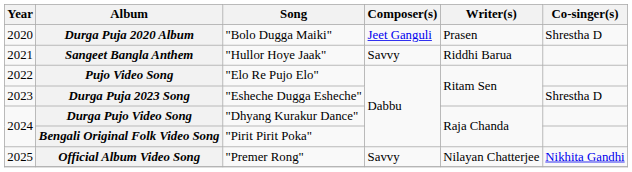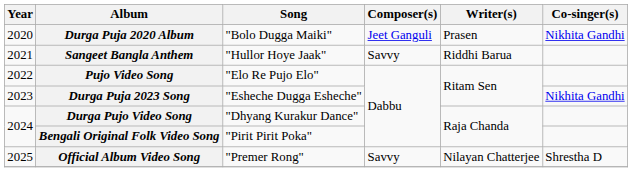(574, 34) Shrestha D -> (585, 34) Nikhita Gandhi
(574, 95) Shrestha D -> (585, 95) Nikhita Gandhi
(585, 156) Nikhita Gandhi -> (574, 156) Shrestha D
